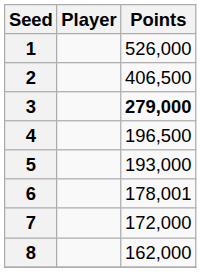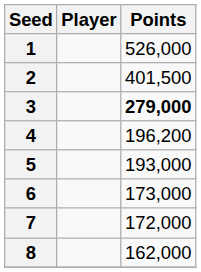(158, 78) 406,500 -> (158, 78) 401,500
(158, 136) 196,500 -> (158, 136) 196,200
(158, 194) 178,001 -> (158, 194) 173,000
